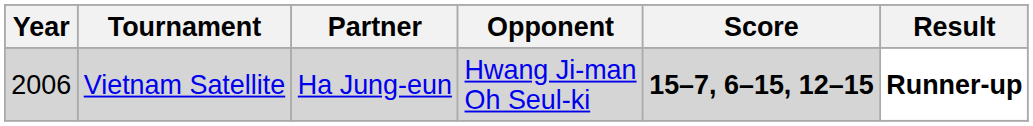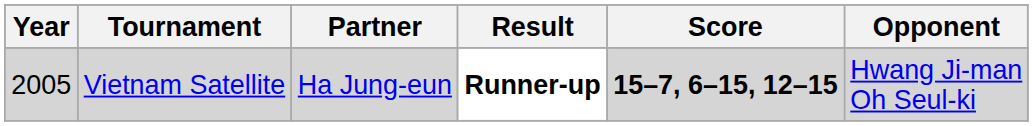columns swapped: (551, 27) <-> (954, 27)
(41, 84) 2006 -> (41, 84) 2005
